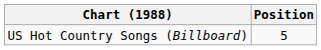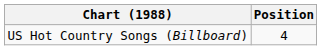(284, 35) 5 -> (284, 35) 4
